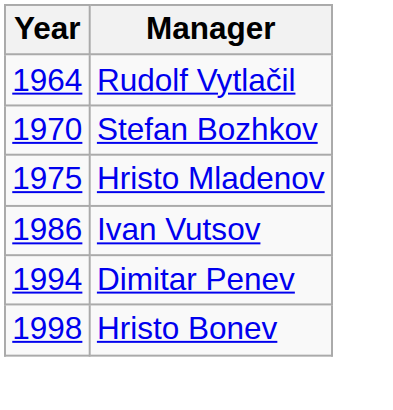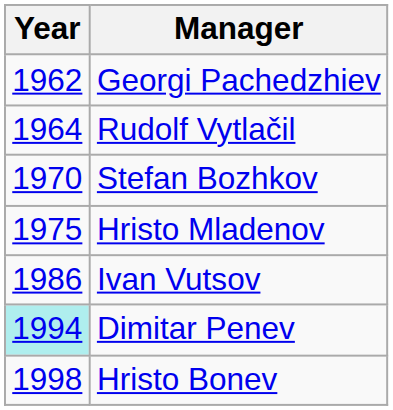+ row: (239, 79)
(47, 279) no background -> (47, 329) paleturquoise background
